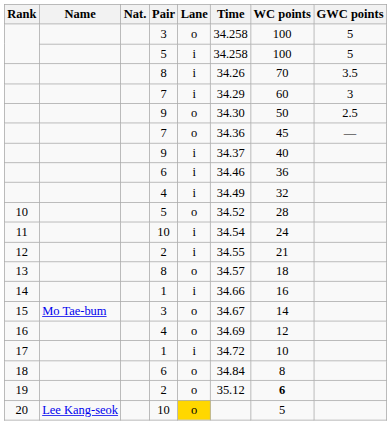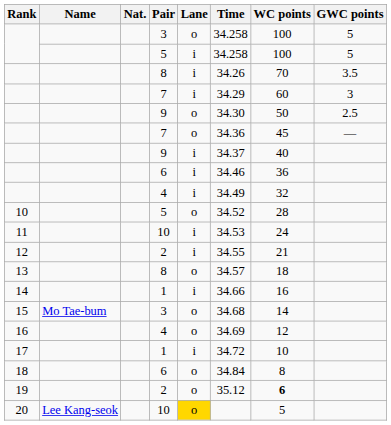(231, 232) 34.54 -> (231, 232) 34.53
(231, 311) 34.67 -> (231, 311) 34.68
